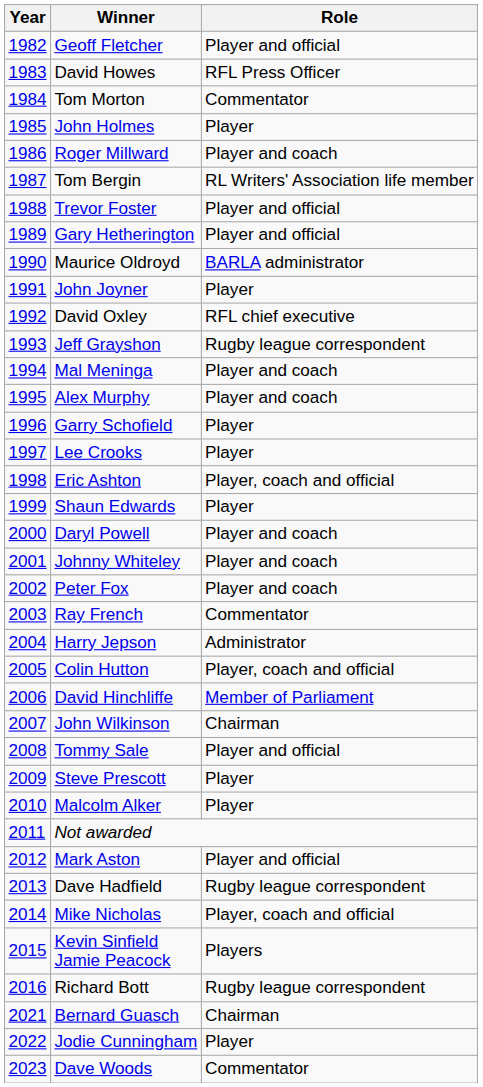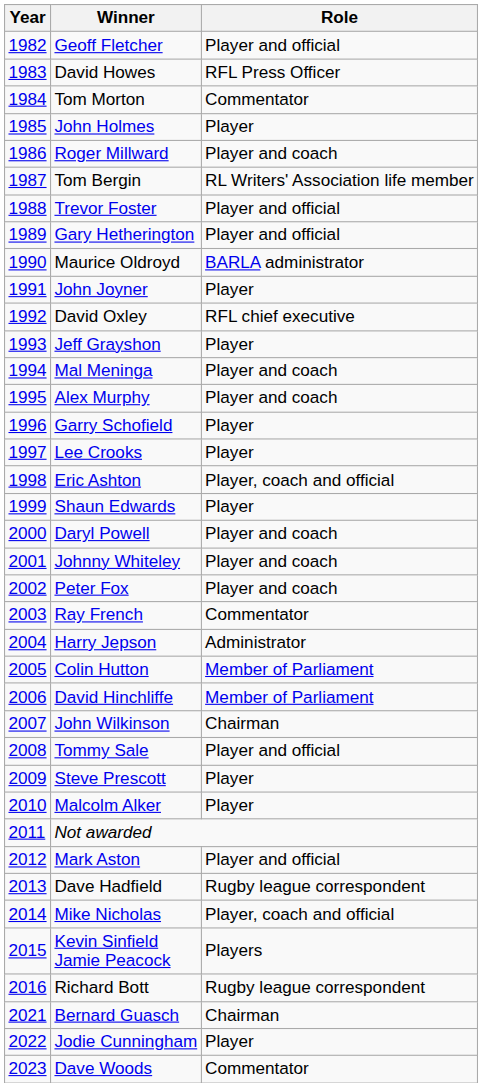(315, 343) Rugby league correspondent -> (229, 343) Player
(300, 669) Player, coach and official -> (289, 669) Member of Parliament
